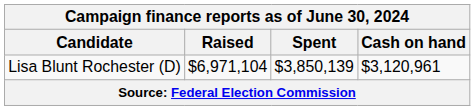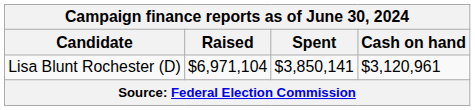(314, 67) $3,850,139 -> (314, 67) $3,850,141
